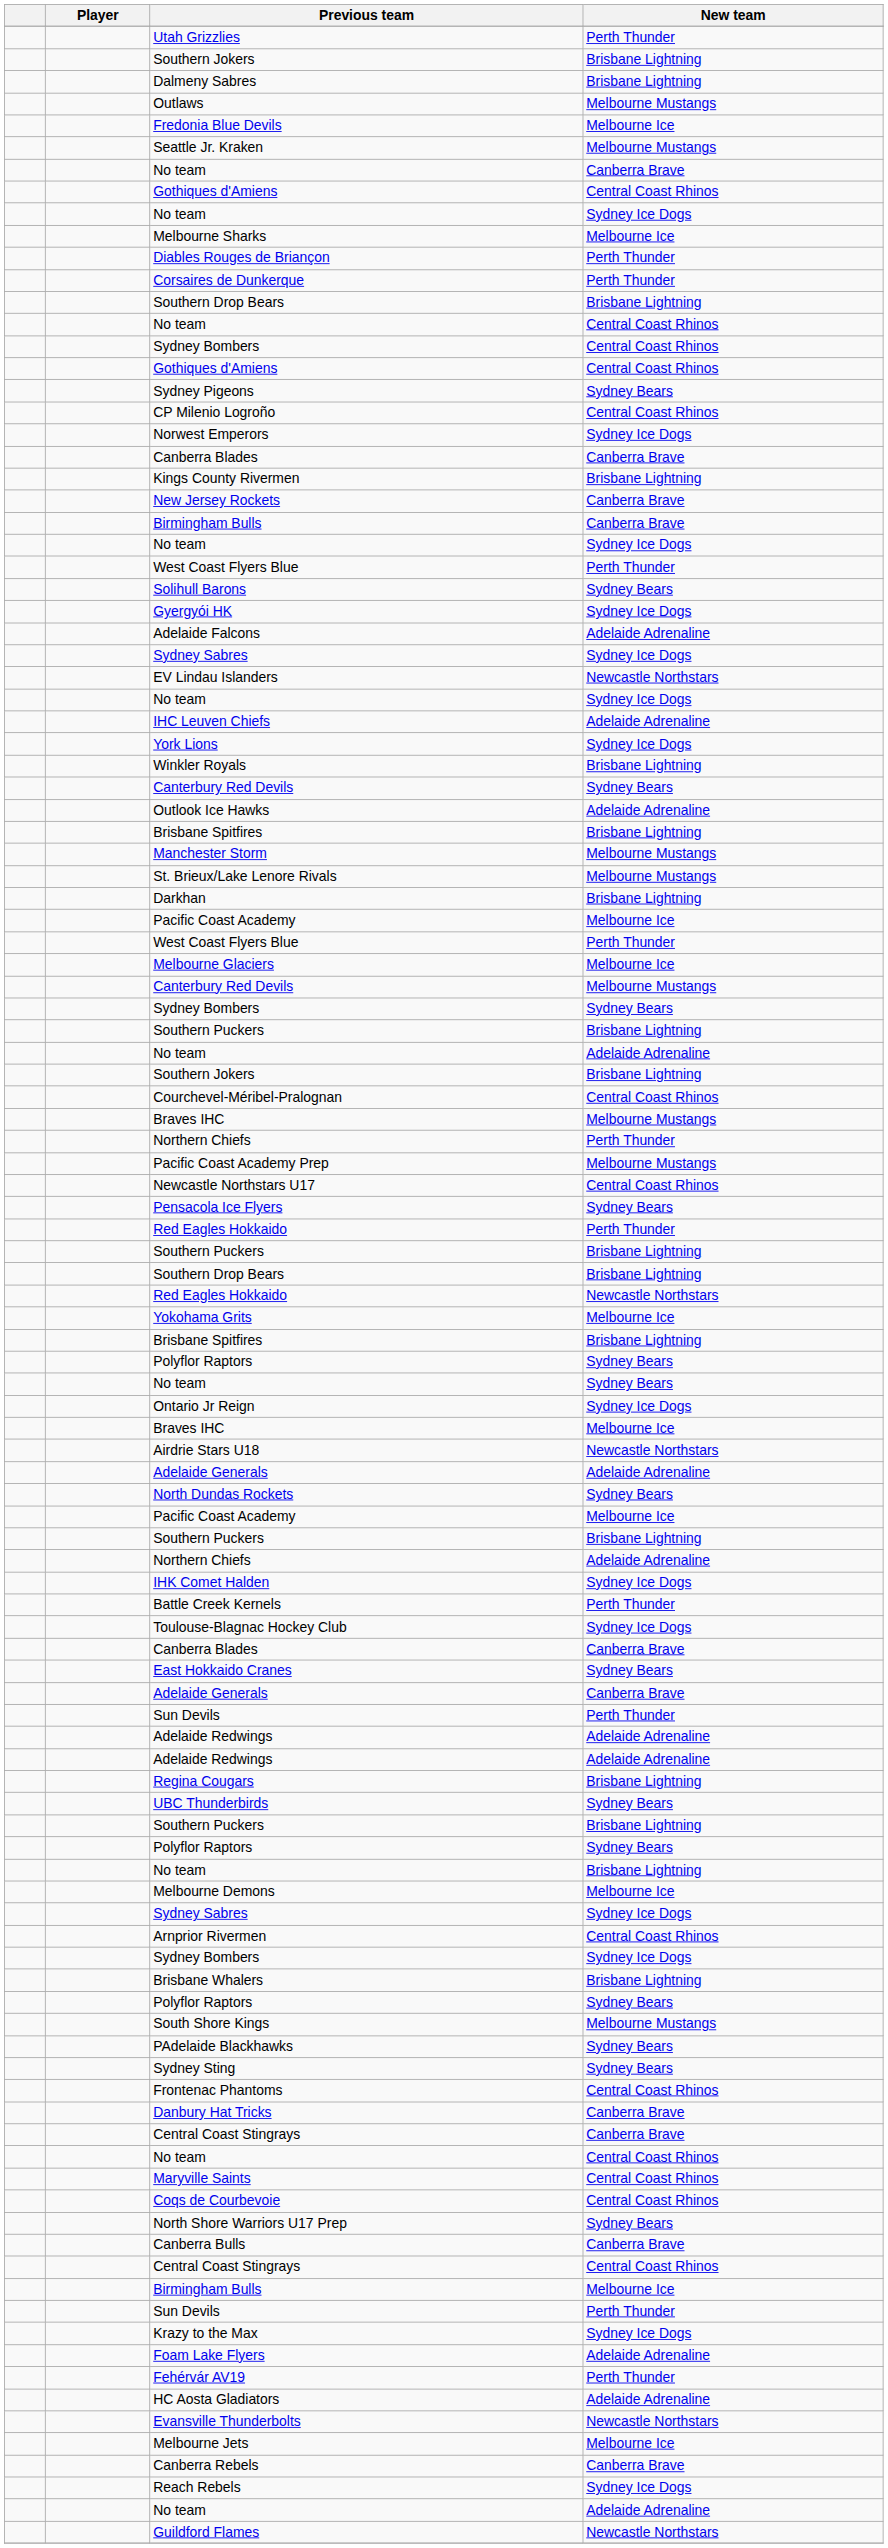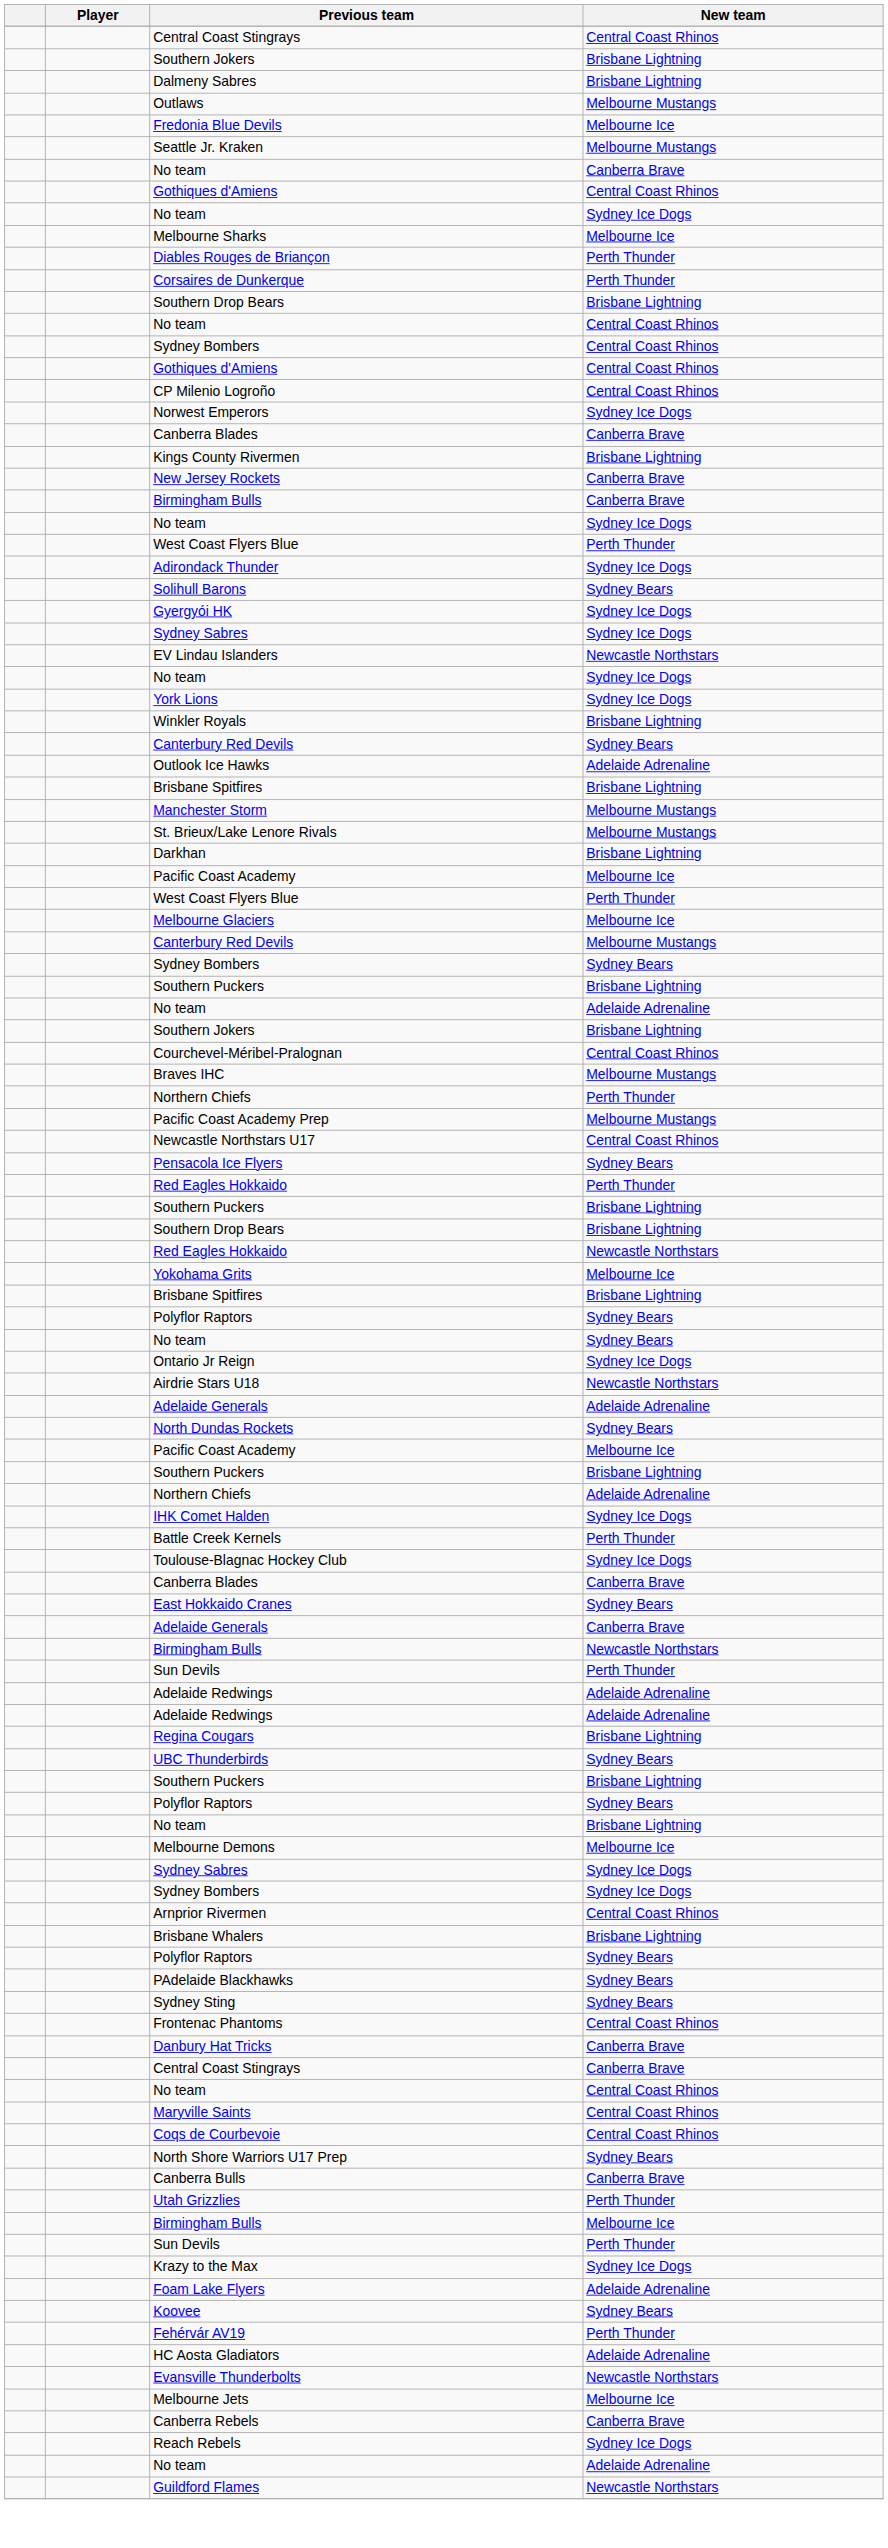rows swapped: (197, 37) <-> (227, 2267)
- row: (204, 390)
+ row: (216, 567)
- row: (207, 633)
- row: (212, 721)
- row: (189, 1428)
+ row: (207, 1649)
rows swapped: (210, 1936) <-> (206, 1958)
- row: (211, 2024)
+ row: (177, 2311)
